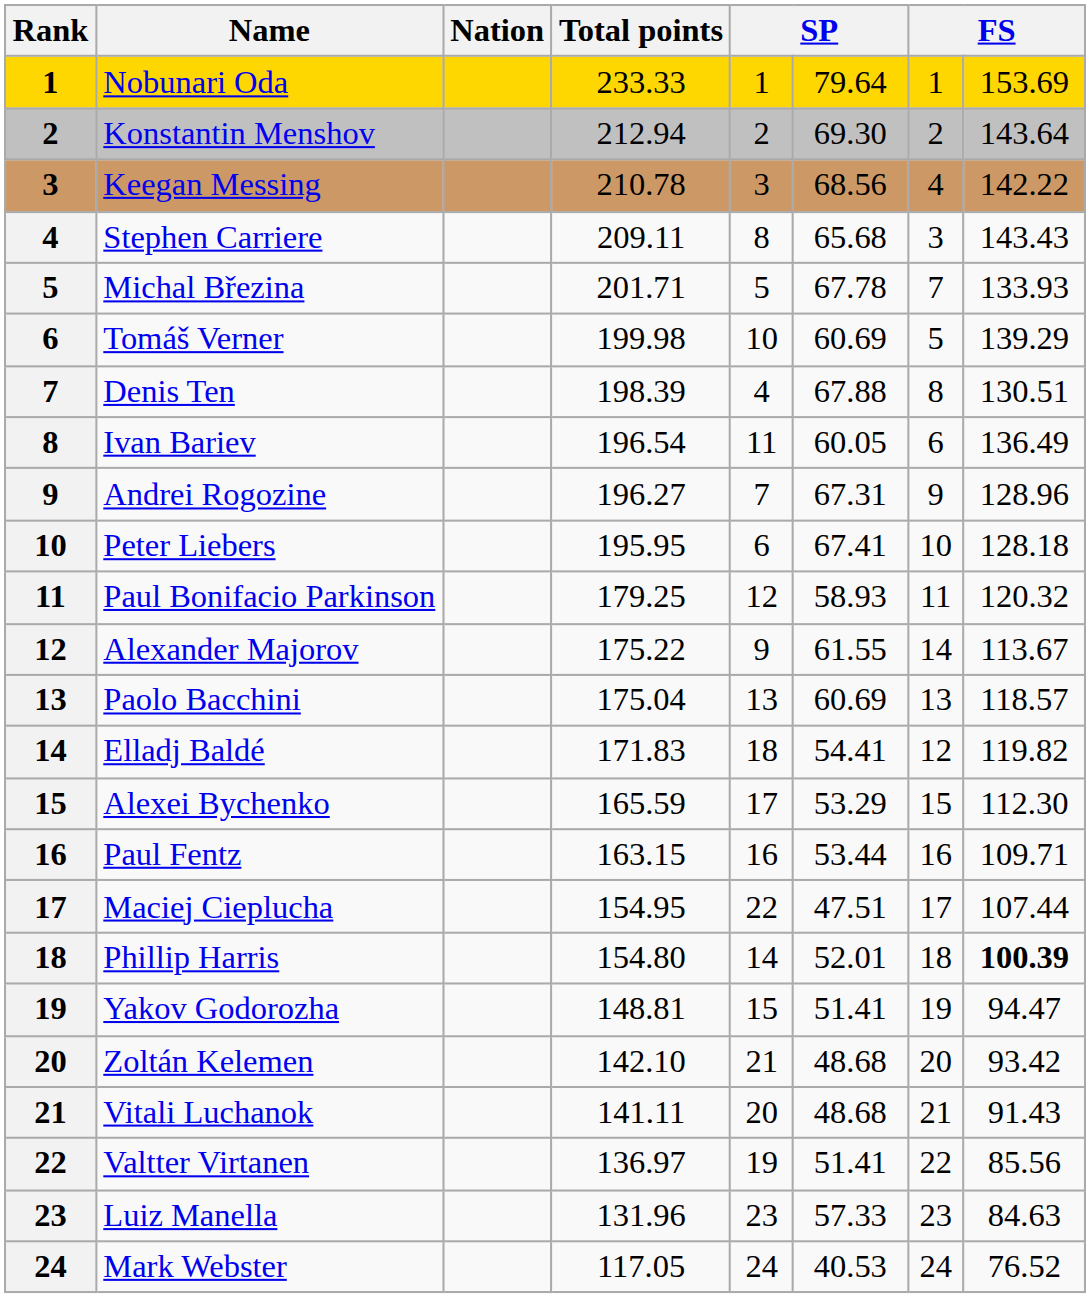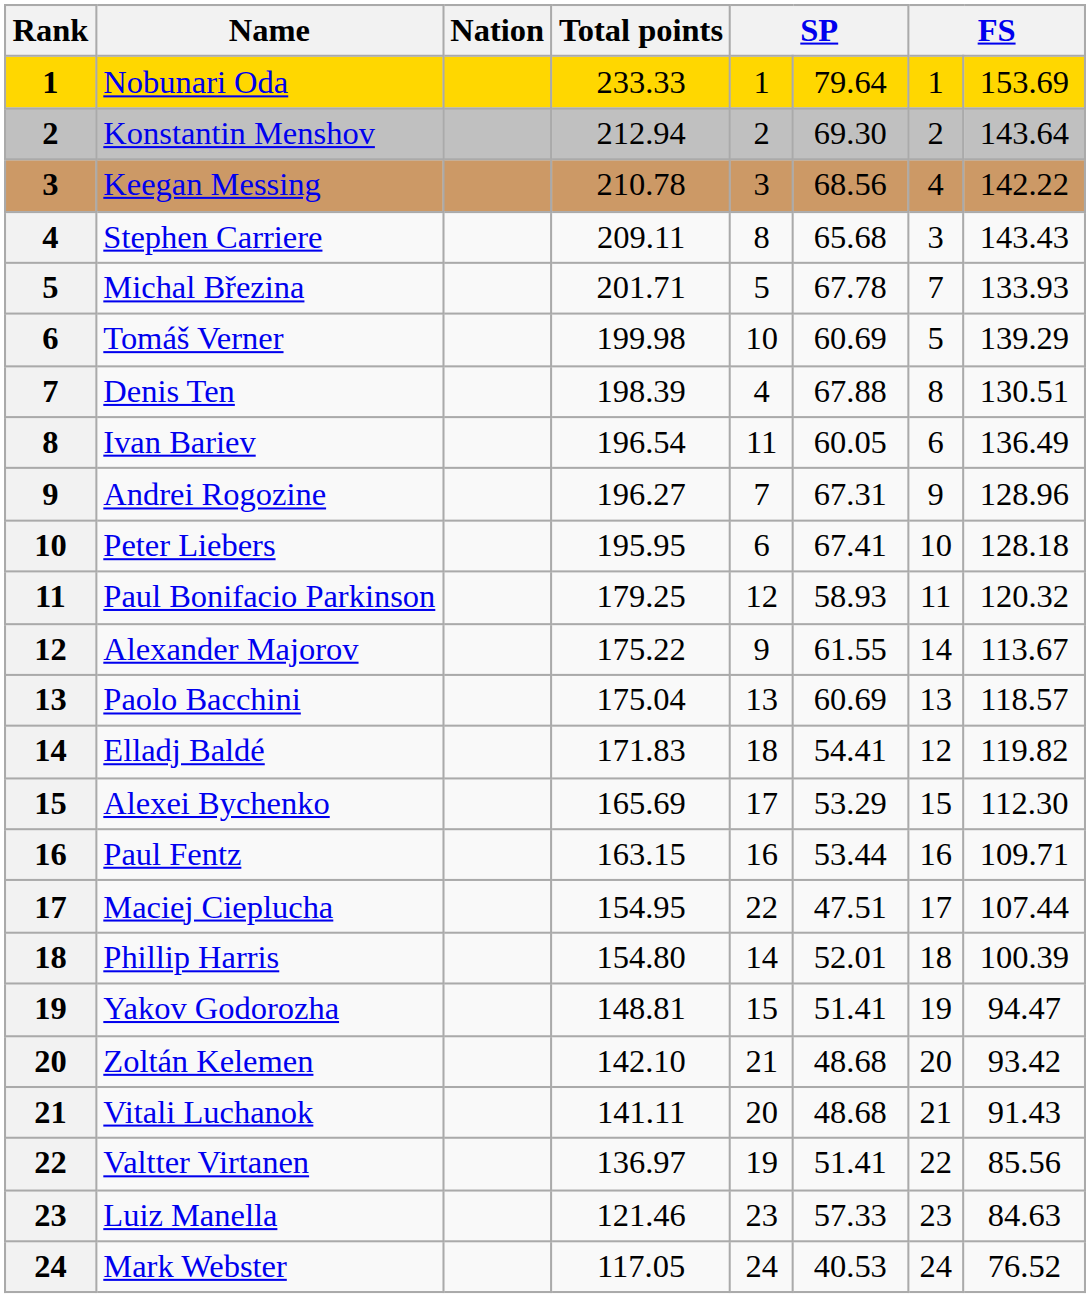(641, 802) 165.59 -> (641, 802) 165.69
(1024, 957) bold -> (1024, 957) normal
(641, 1215) 131.96 -> (641, 1215) 121.46
